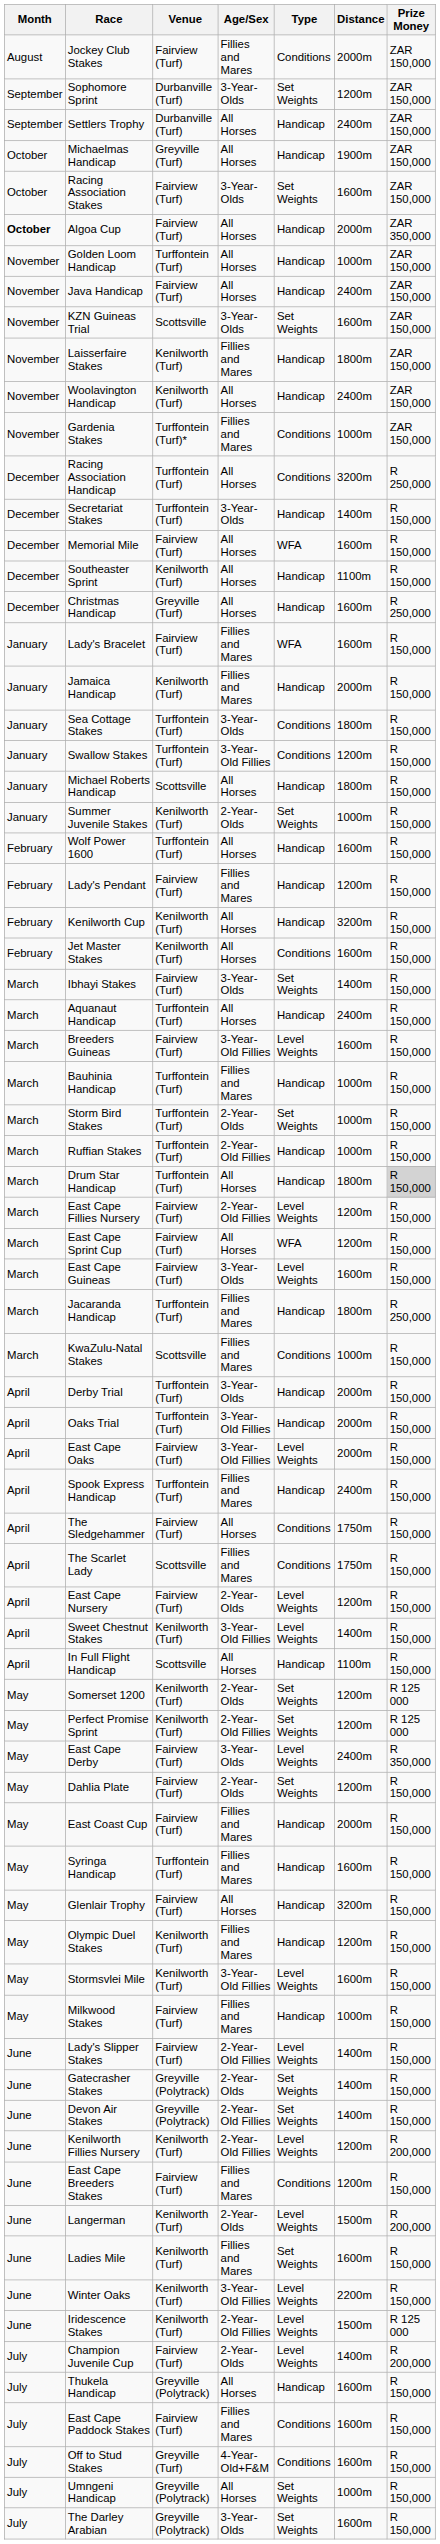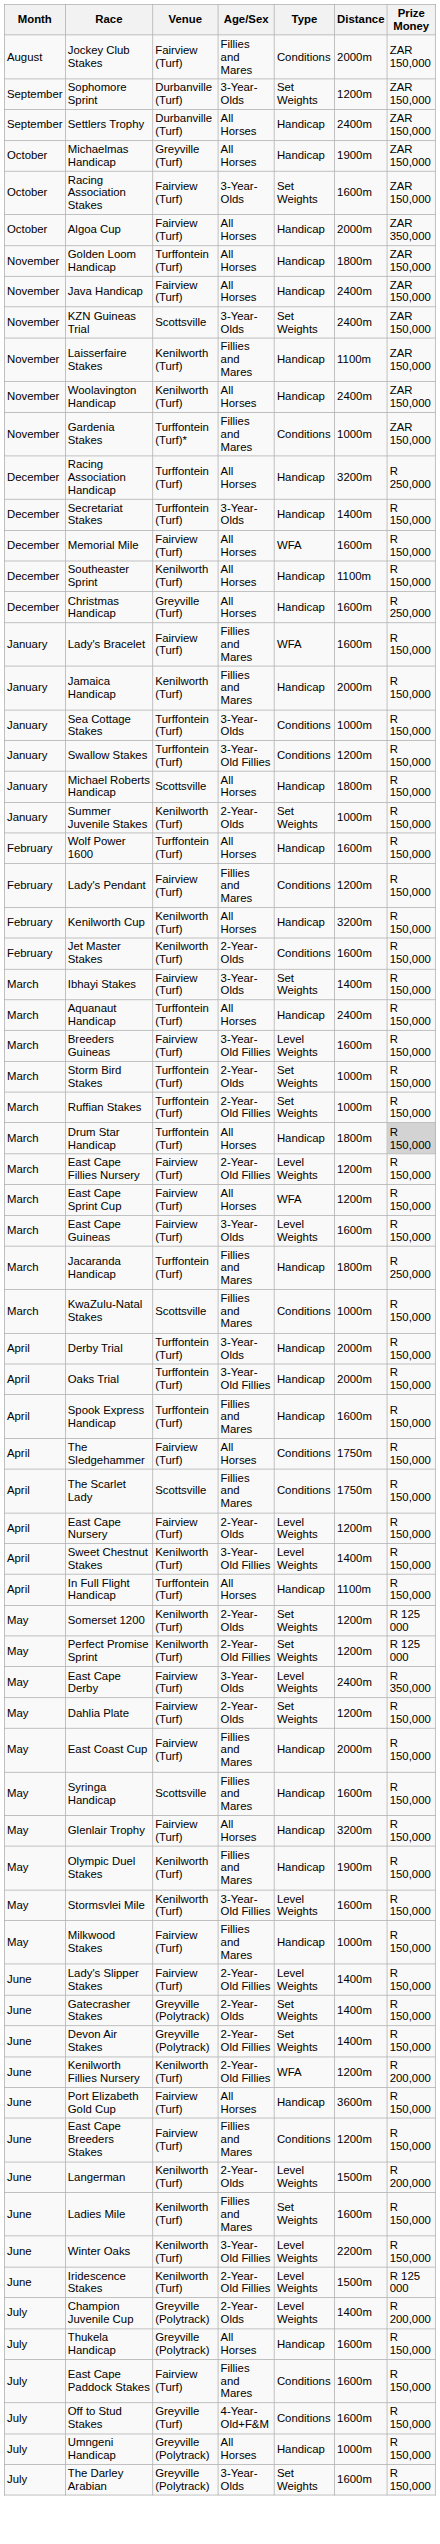(29, 230) bold -> (27, 230) normal
(354, 261) 1000m -> (354, 261) 1800m
(354, 322) 1600m -> (354, 322) 2400m
(354, 359) 1800m -> (354, 359) 1100m
(304, 477) Conditions -> (301, 477) Handicap
(354, 725) 1800m -> (354, 725) 1000m
(301, 885) Handicap -> (304, 885) Conditions
(239, 953) All Horses -> (239, 953) 2-Year-Olds
- row: (92, 1083)
(301, 1151) Handicap -> (297, 1107) Set Weights
- row: (94, 1453)
(354, 1491) 2400m -> (354, 1416) 1600m
(181, 1664) Scottsville -> (182, 1589) Turffontein (Turf)
(182, 1868) Turffontein (Turf) -> (181, 1793) Scottsville
(354, 1942) 1200m -> (354, 1868) 1900m
(297, 2146) Level Weights -> (289, 2072) WFA
+ row: (103, 2102)
(176, 2356) Fairview (Turf) -> (182, 2313) Greyville (Polytrack)
(297, 2492) Set Weights -> (301, 2449) Handicap
